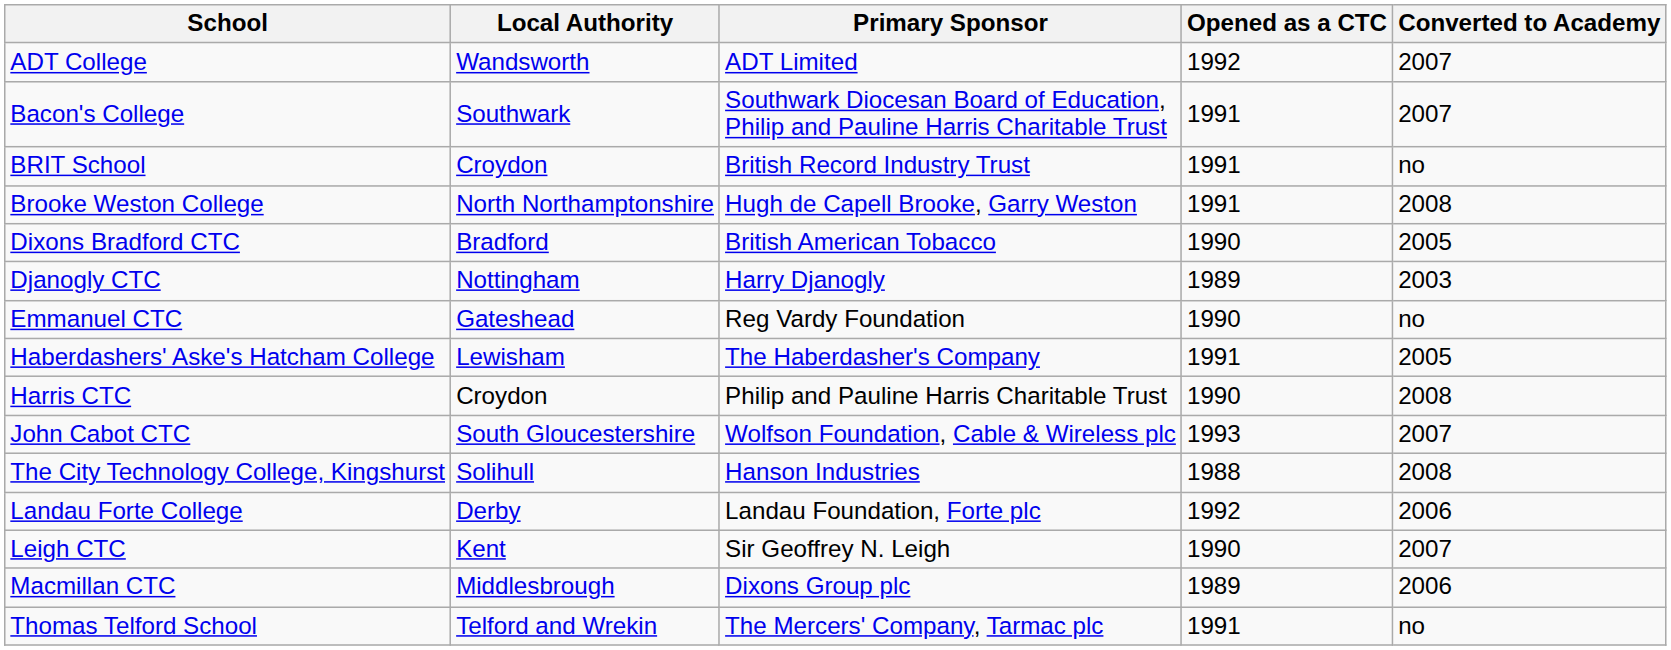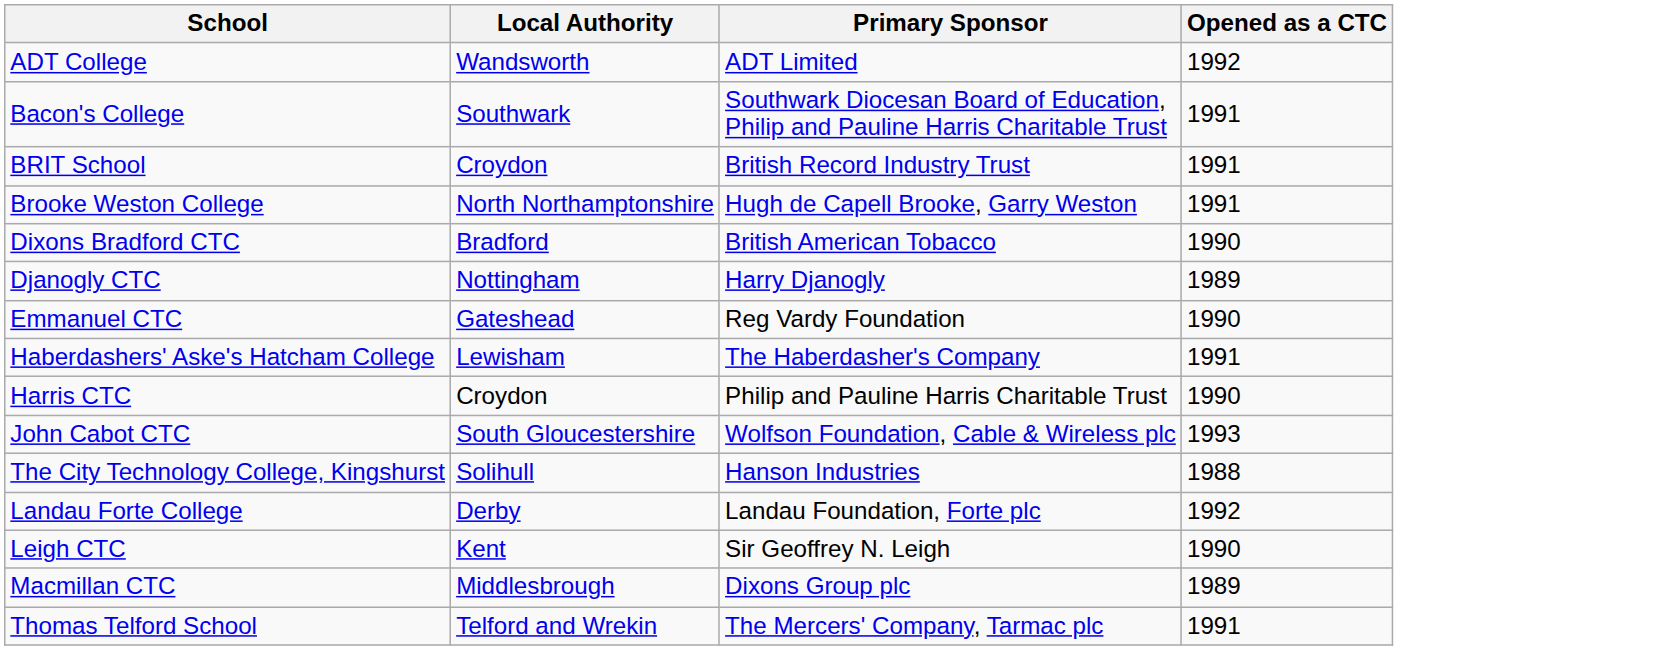- column: (1529, 23)
